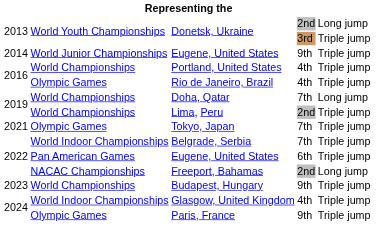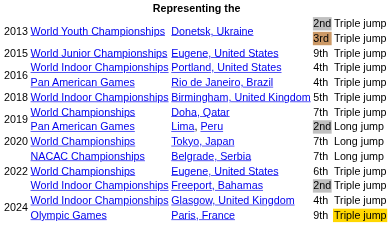(343, 23) Long jump -> (360, 23) Triple jump
(16, 53) 2014 -> (16, 53) 2015
(83, 68) World Championships -> (100, 68) World Indoor Championships
(69, 82) Olympic Games -> (83, 82) Pan American Games
+ row: (241, 97)
(343, 97) Long jump -> (360, 112) Triple jump
(83, 112) World Championships -> (83, 127) Pan American Games
(344, 112) Triple jump -> (359, 127) Long jump
(16, 127) 2021 -> (16, 141) 2020
(69, 127) Olympic Games -> (83, 141) World Championships
(344, 127) Triple jump -> (359, 141) Long jump
(100, 141) World Indoor Championships -> (88, 156) NACAC Championships
(344, 141) Triple jump -> (359, 156) Long jump
(83, 156) Pan American Games -> (83, 171) World Championships
(88, 171) NACAC Championships -> (100, 186) World Indoor Championships
(343, 171) Long jump -> (360, 186) Triple jump
- row: (217, 186)
(344, 215) no background -> (360, 215) gold background
